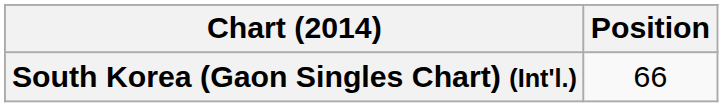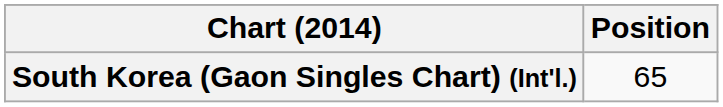(650, 76) 66 -> (650, 76) 65
